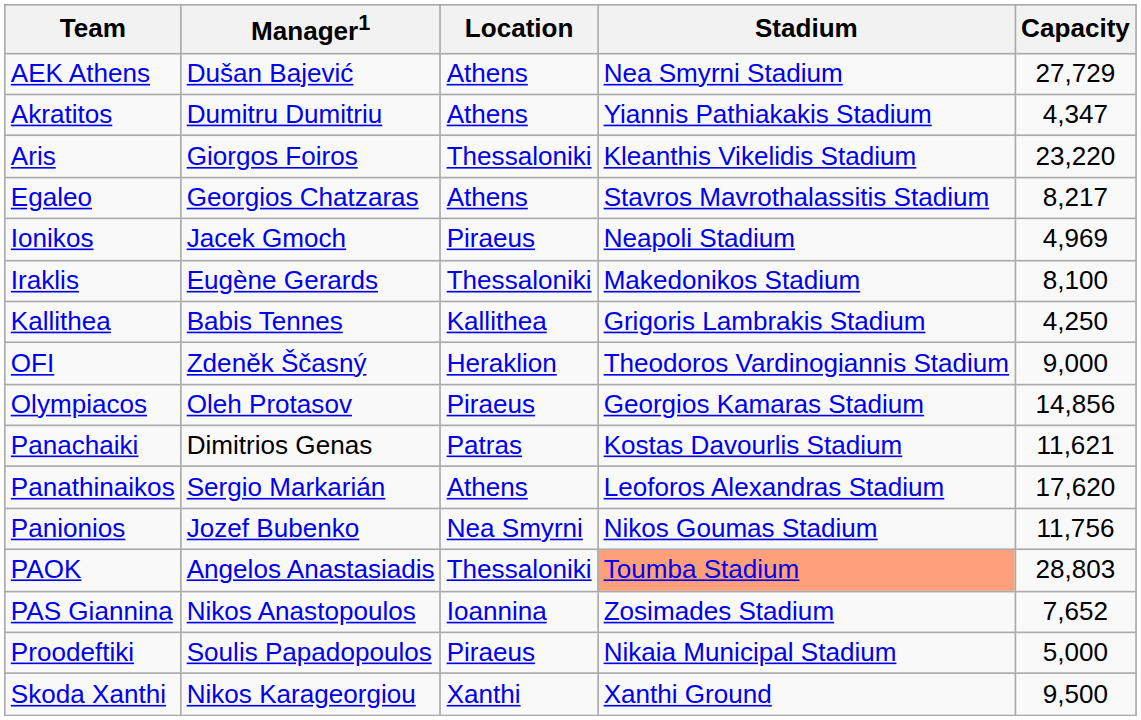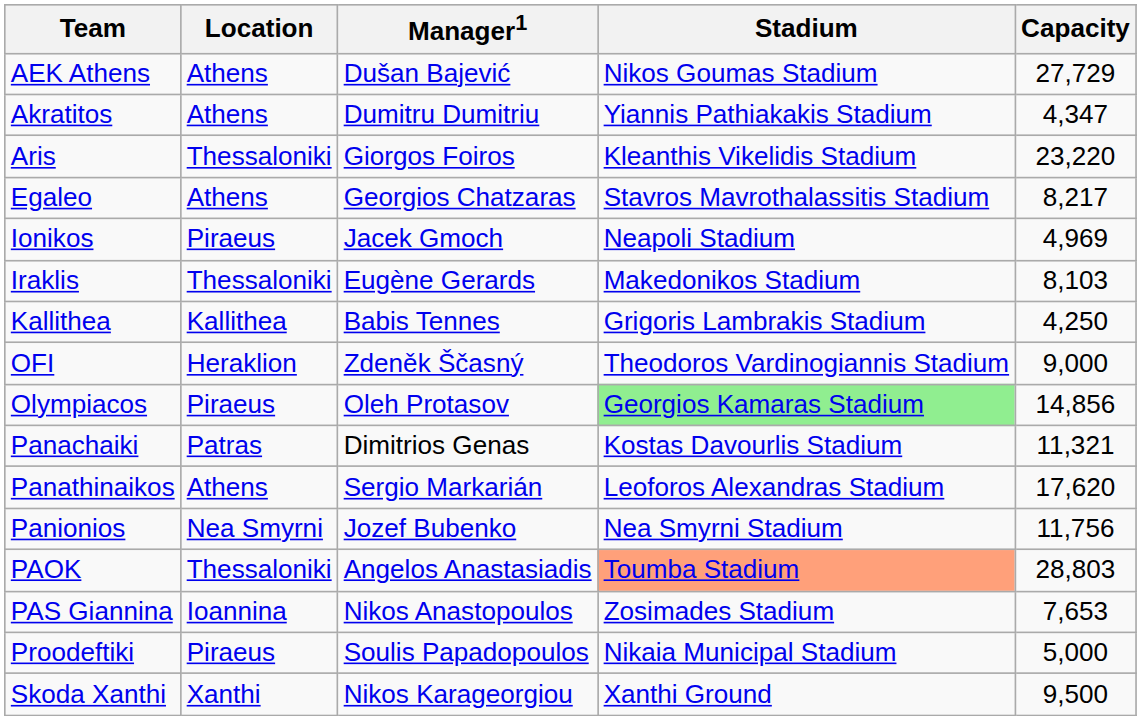columns swapped: (311, 28) <-> (519, 28)
(723, 73) Nea Smyrni Stadium -> (741, 73) Nikos Goumas Stadium
(1075, 280) 8,100 -> (1075, 280) 8,103
(764, 404) no background -> (764, 404) lightgreen background
(1075, 445) 11,621 -> (1075, 445) 11,321
(741, 528) Nikos Goumas Stadium -> (723, 528) Nea Smyrni Stadium
(1075, 611) 7,652 -> (1075, 611) 7,653
